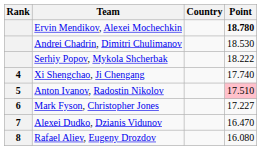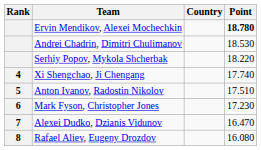(241, 59) 18.222 -> (241, 59) 18.220
(241, 91) pink background -> (241, 91) no background
(241, 106) 17.227 -> (241, 106) 17.230
